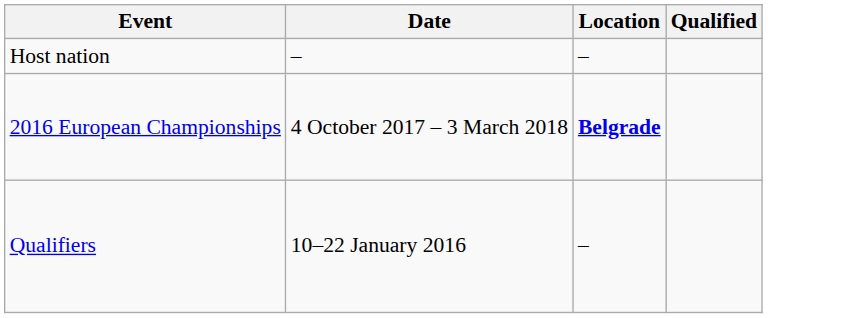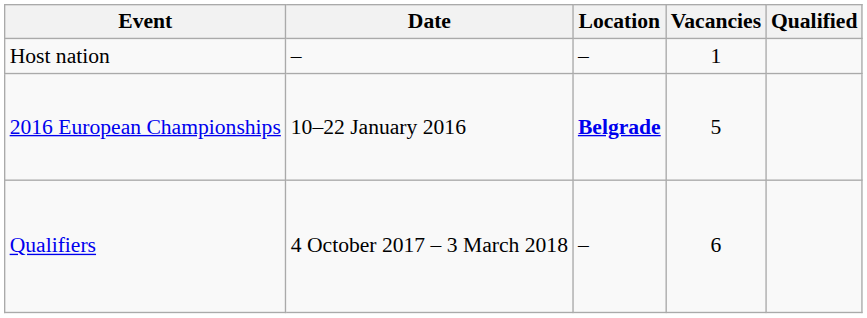+ column: (716, 21)
(429, 126) 4 October 2017 – 3 March 2018 -> (378, 126) 10–22 January 2016
(378, 245) 10–22 January 2016 -> (429, 245) 4 October 2017 – 3 March 2018
